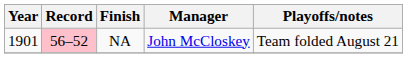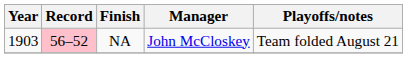(23, 40) 1901 -> (23, 40) 1903
